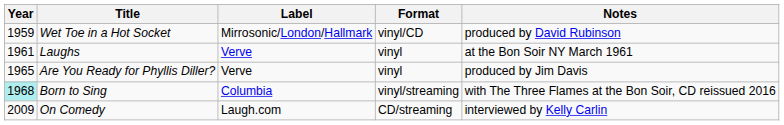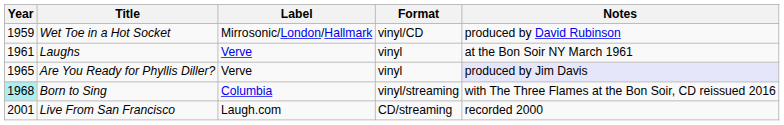(526, 71) no background -> (526, 71) lavender background
+ row: (107, 110)
- row: (72, 110)
